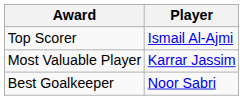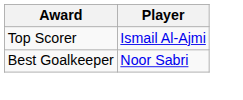- row: (74, 60)
